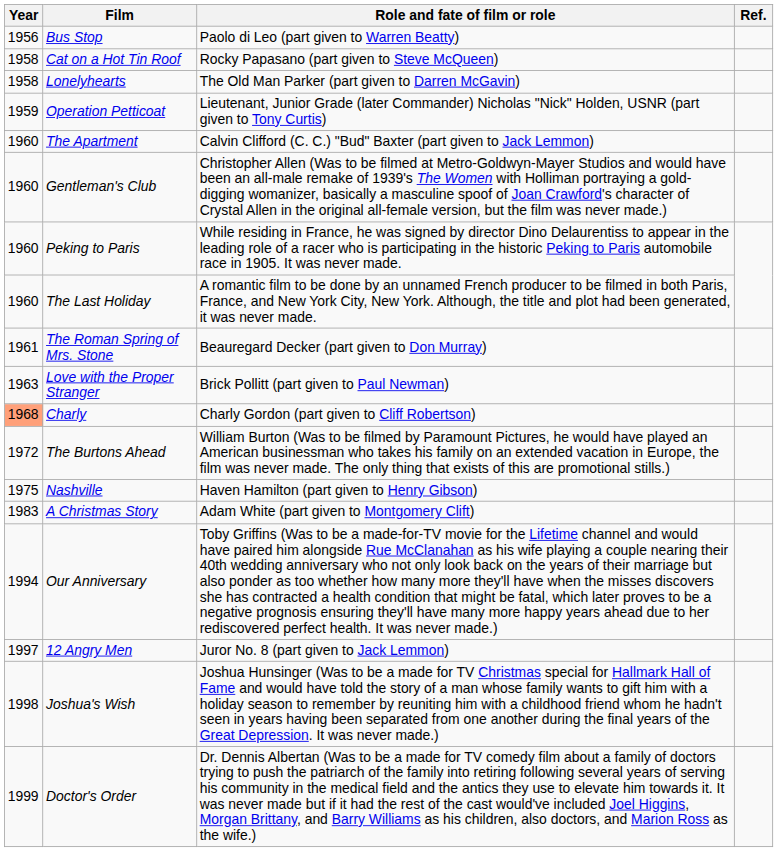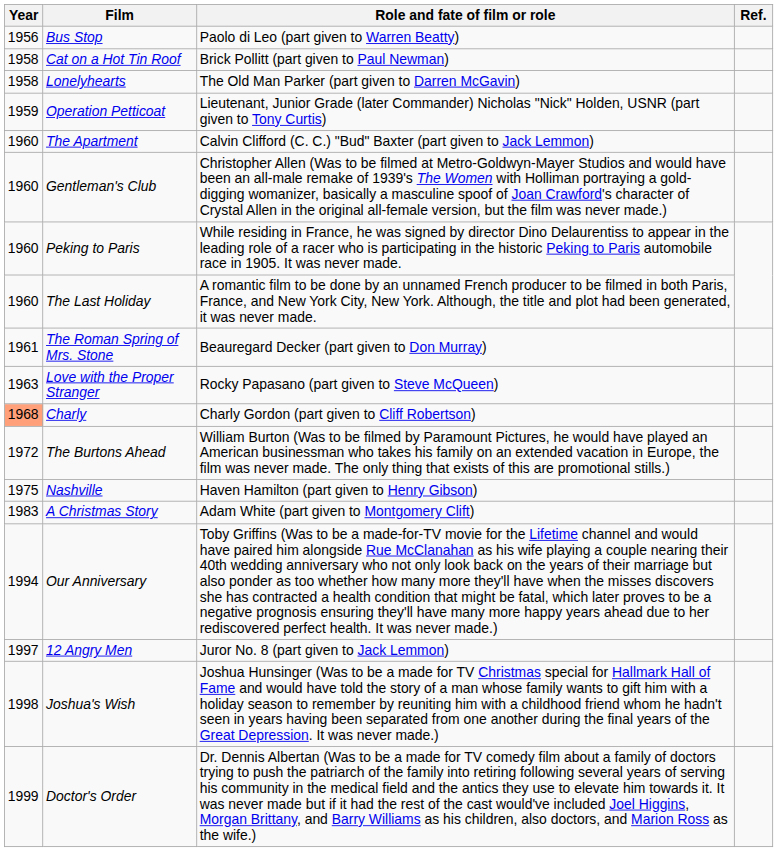(349, 59) Rocky Papasano (part given to Steve McQueen) -> (324, 59) Brick Pollitt (part given to Paul Newman)
(324, 385) Brick Pollitt (part given to Paul Newman) -> (349, 385) Rocky Papasano (part given to Steve McQueen)
